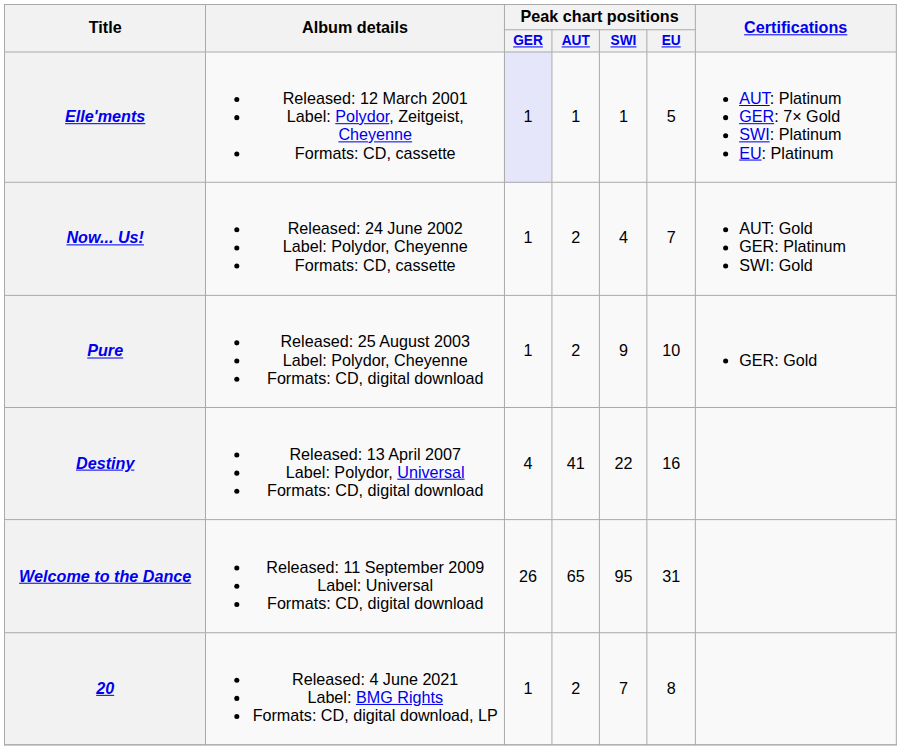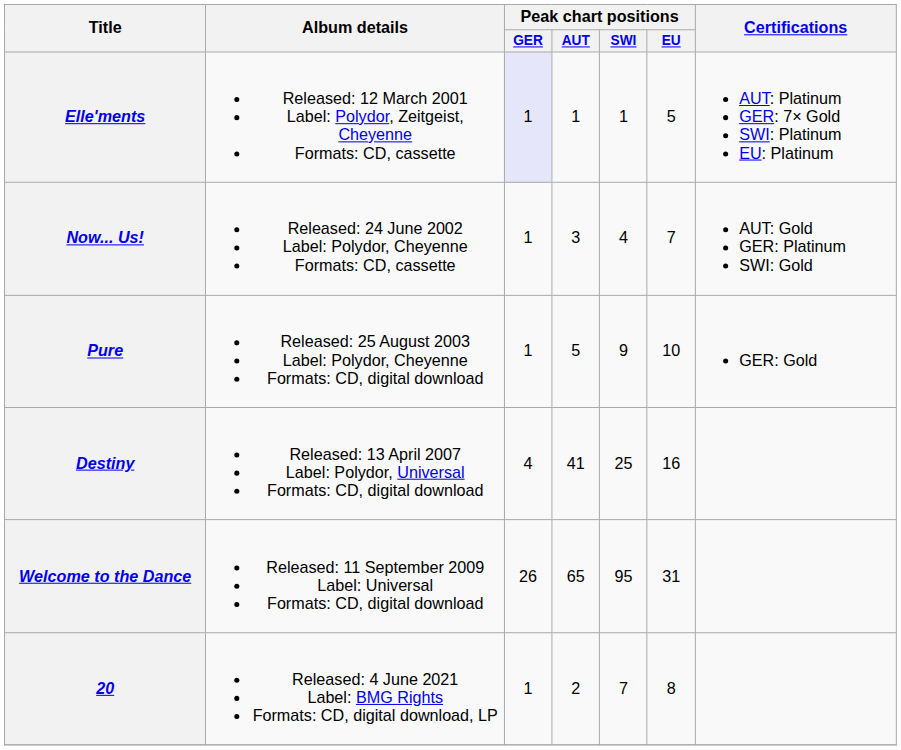(576, 238) 2 -> (576, 238) 3
(576, 351) 2 -> (576, 351) 5
(623, 463) 22 -> (623, 463) 25
